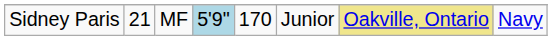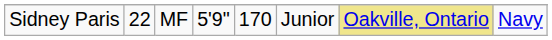(140, 20) 21 -> (140, 20) 22
(213, 20) lightblue background -> (213, 20) no background
